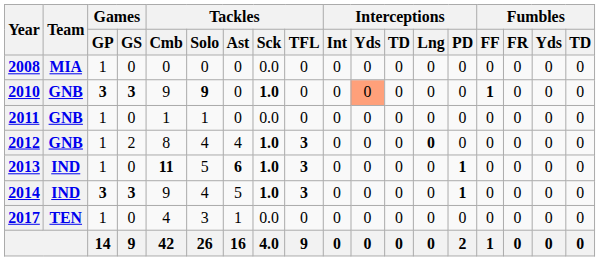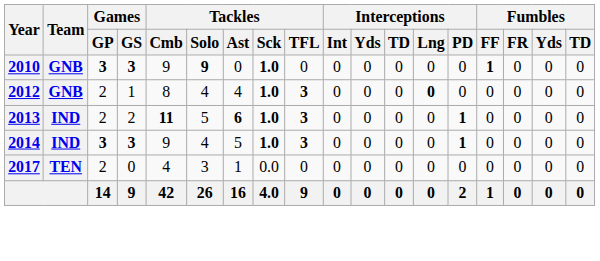- row: (24, 67)
(368, 92) lightsalmon background -> (368, 67) no background
- row: (24, 117)
(103, 142) 1 -> (103, 92) 2
(132, 142) 2 -> (132, 92) 1
(103, 167) 1 -> (103, 117) 2
(132, 167) 0 -> (132, 117) 2
(103, 218) 1 -> (103, 167) 2
